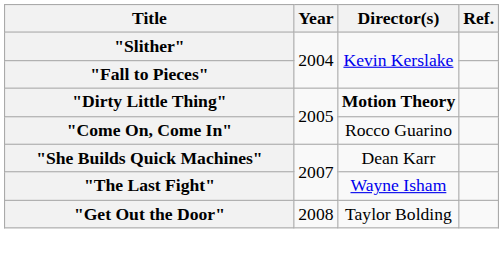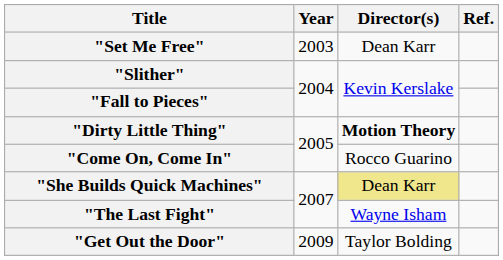+ row: (149, 46)
(398, 158) no background -> (398, 185) khaki background
(316, 213) 2008 -> (316, 241) 2009
